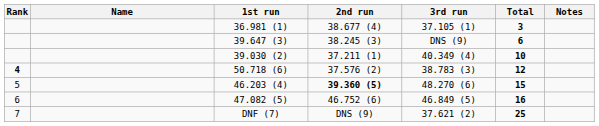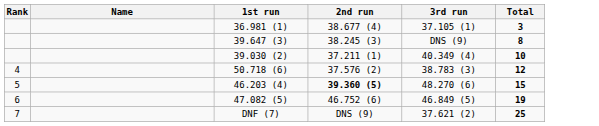- column: (569, 12)
(520, 41) 6 -> (520, 41) 8
(17, 70) bold -> (17, 70) normal
(520, 99) 16 -> (520, 99) 19
